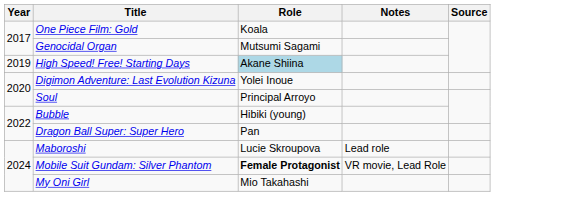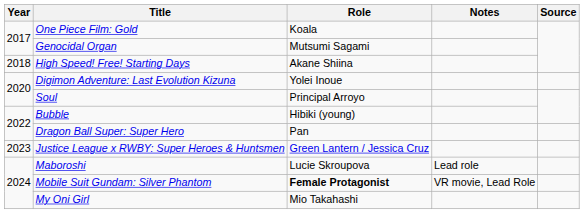(19, 64) 2019 -> (19, 64) 2018
(272, 64) lightblue background -> (321, 64) no background
+ row: (160, 149)
